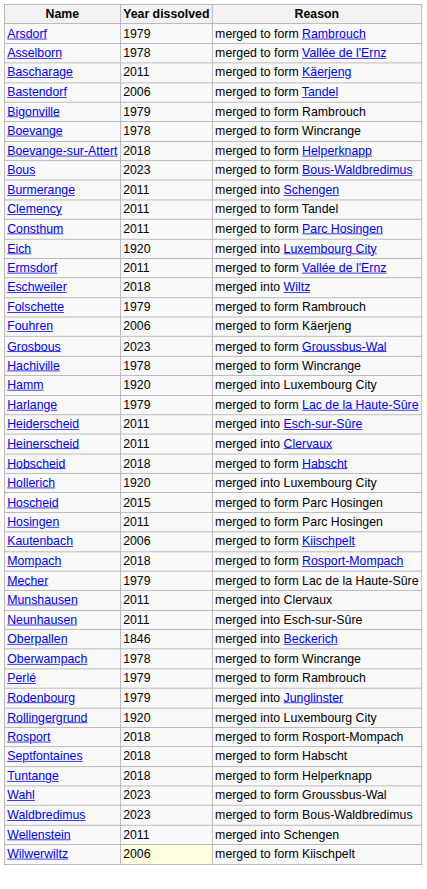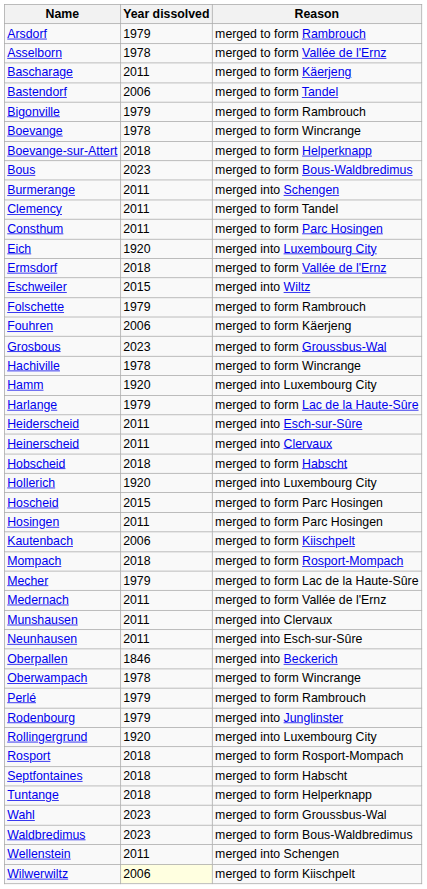(136, 268) 2011 -> (137, 268) 2018
(137, 287) 2018 -> (137, 287) 2015
+ row: (38, 600)
